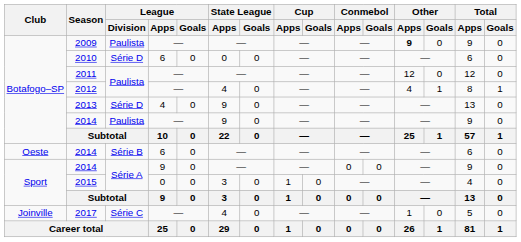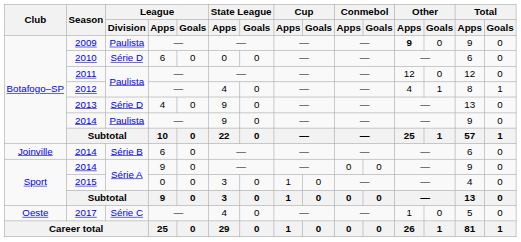(35, 151) Oeste -> (35, 151) Joinville
(35, 213) Joinville -> (35, 213) Oeste
